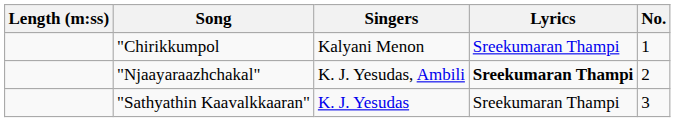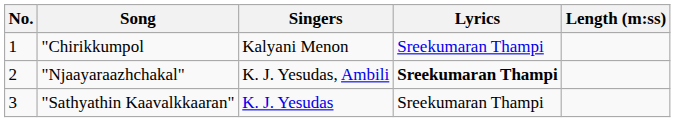columns swapped: (654, 18) <-> (59, 18)
